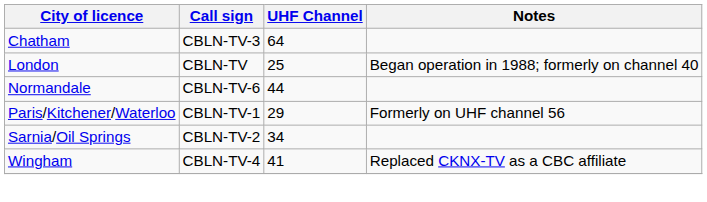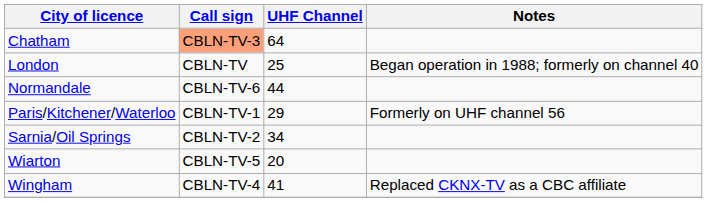(221, 40) no background -> (221, 40) lightsalmon background
+ row: (34, 161)
